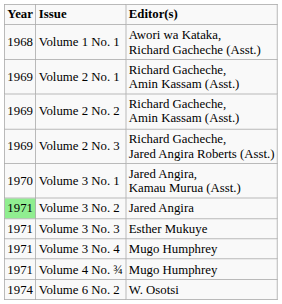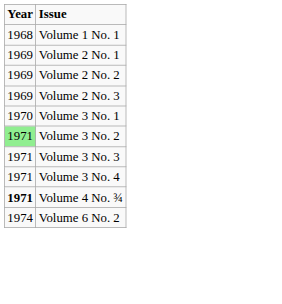- column: (153, 14)
(20, 269) normal -> (20, 197) bold
